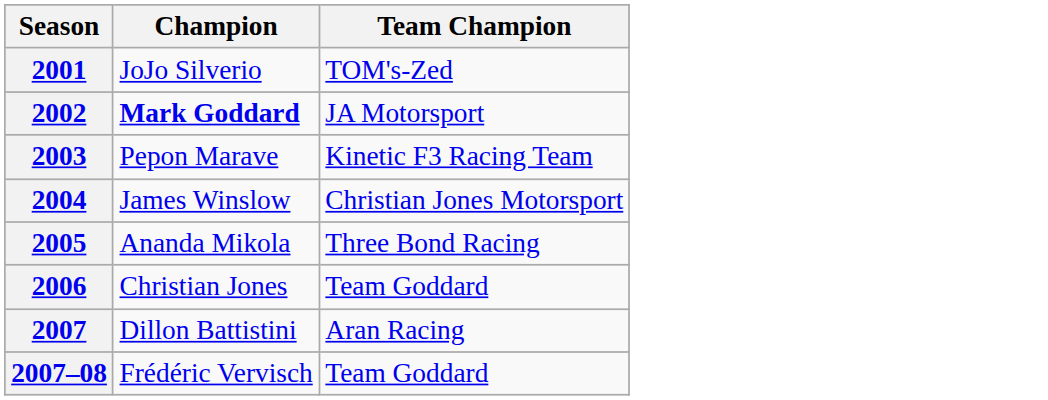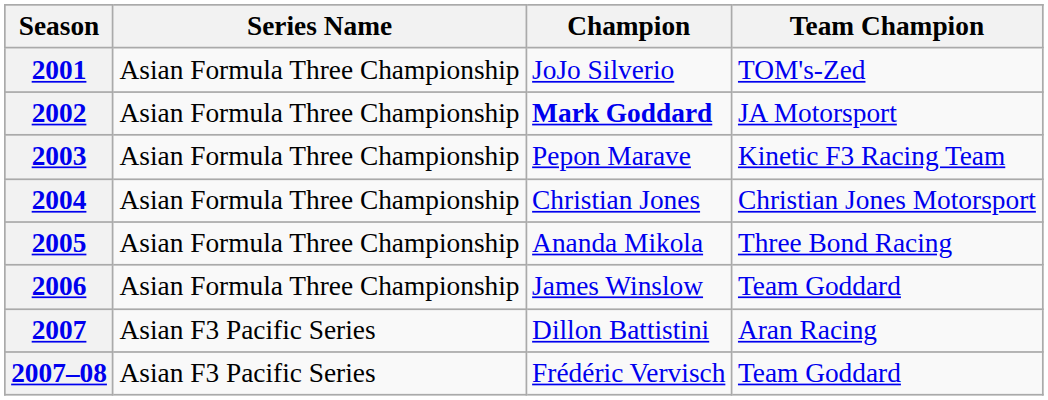+ column: (320, 26)
(205, 199) James Winslow -> (616, 199) Christian Jones
(204, 286) Christian Jones -> (618, 286) James Winslow
